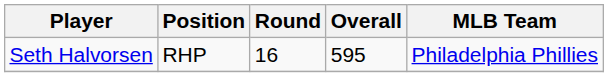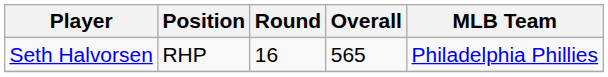(348, 54) 595 -> (348, 54) 565
